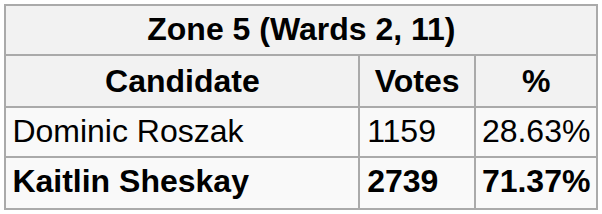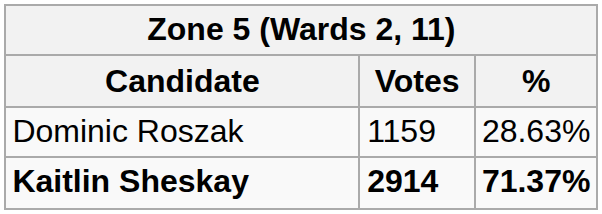(403, 182) 2739 -> (403, 182) 2914
